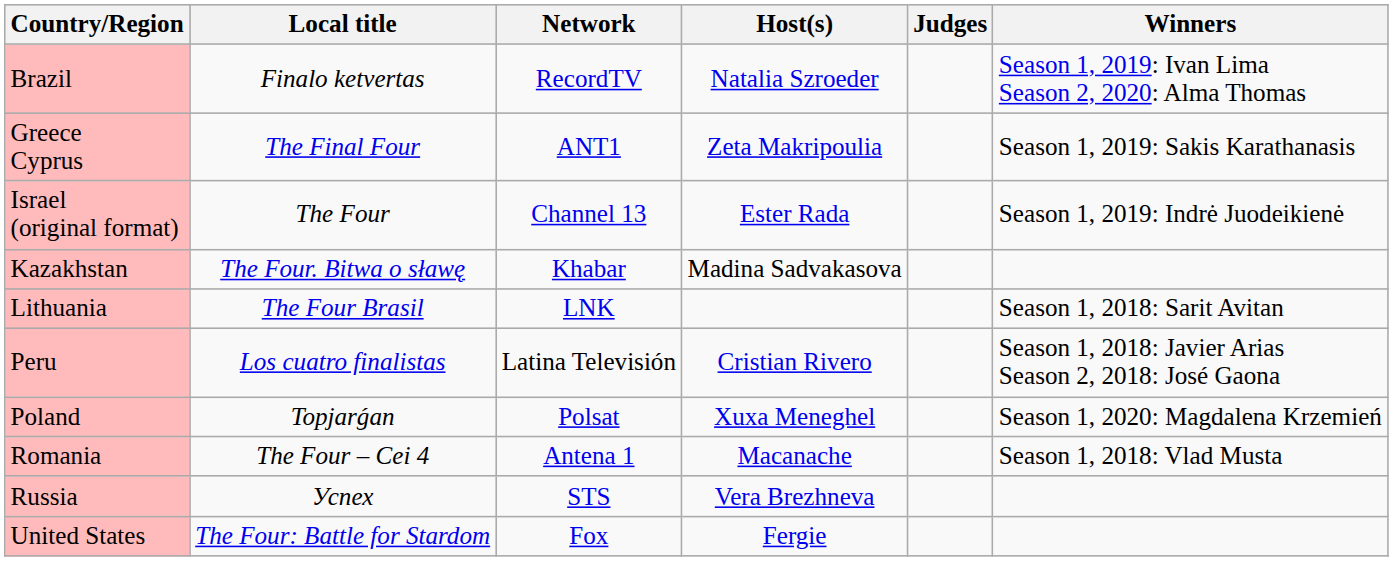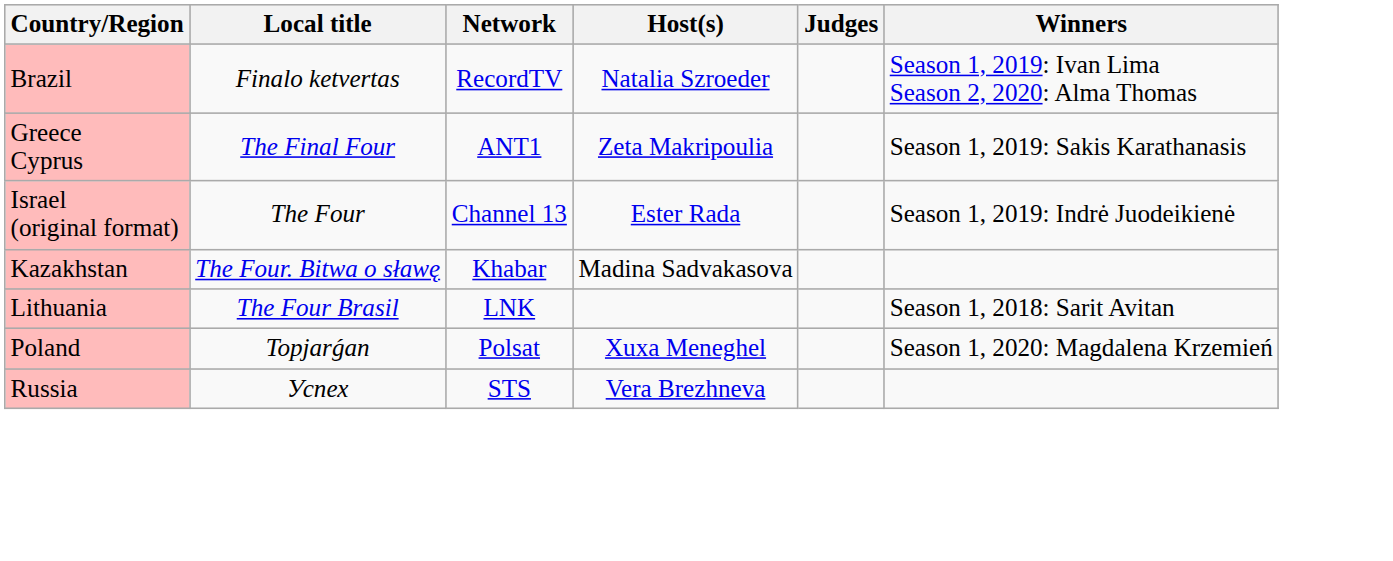- row: (34, 362)
- row: (56, 456)
- row: (78, 535)
